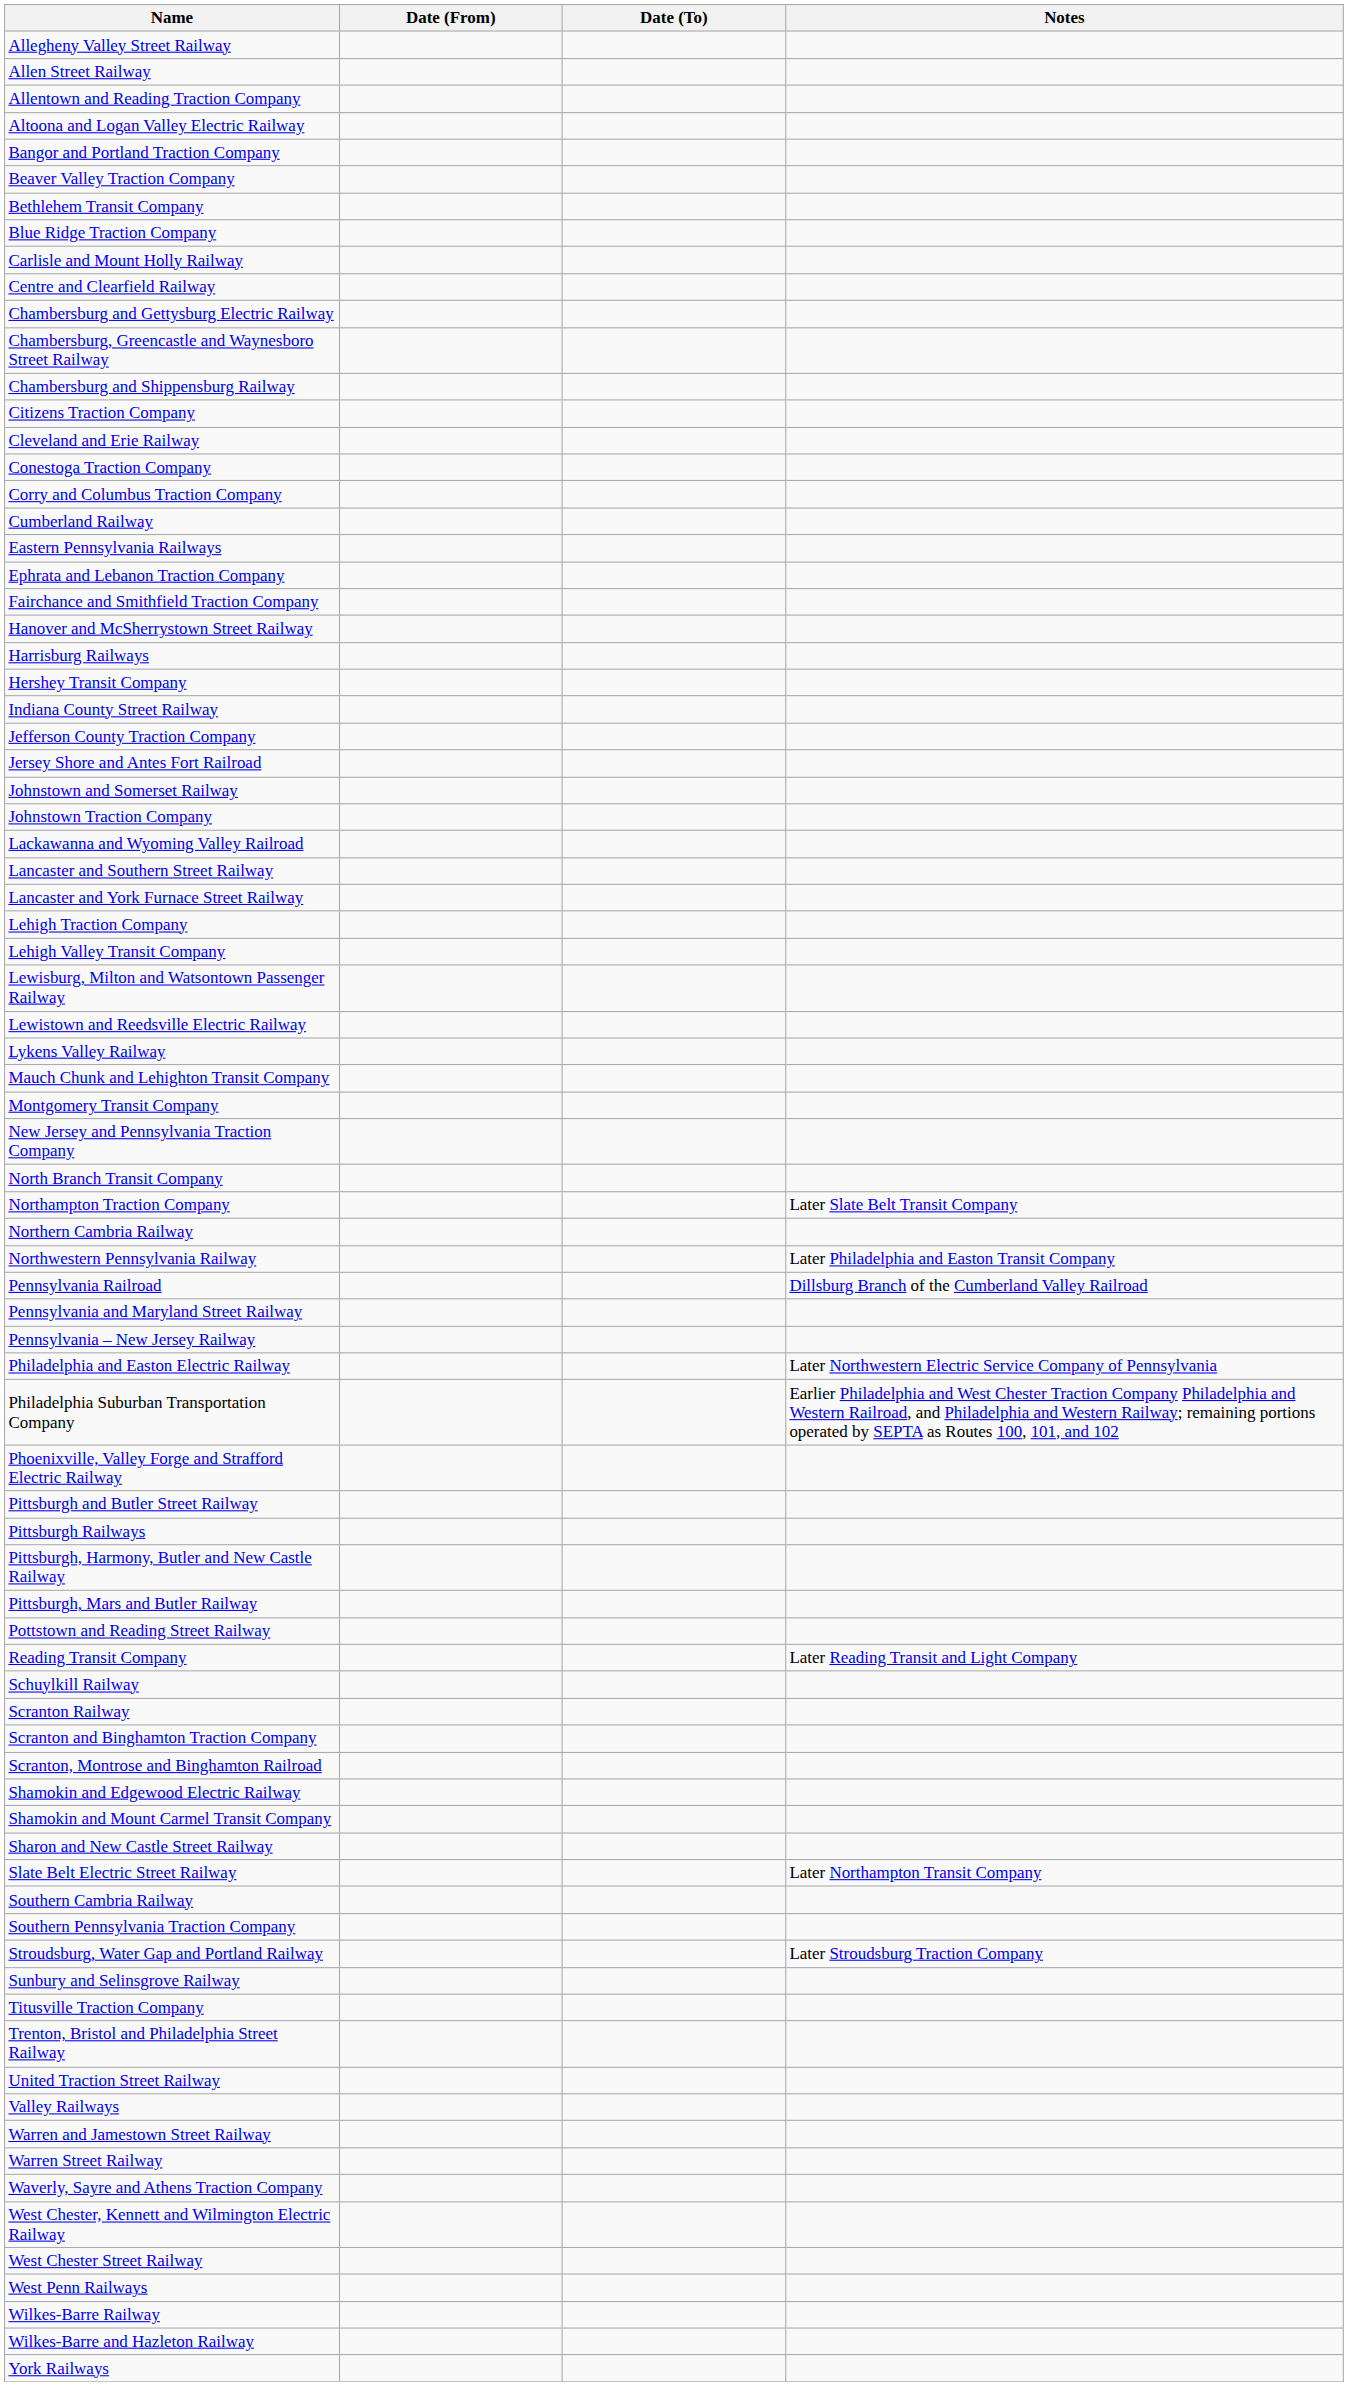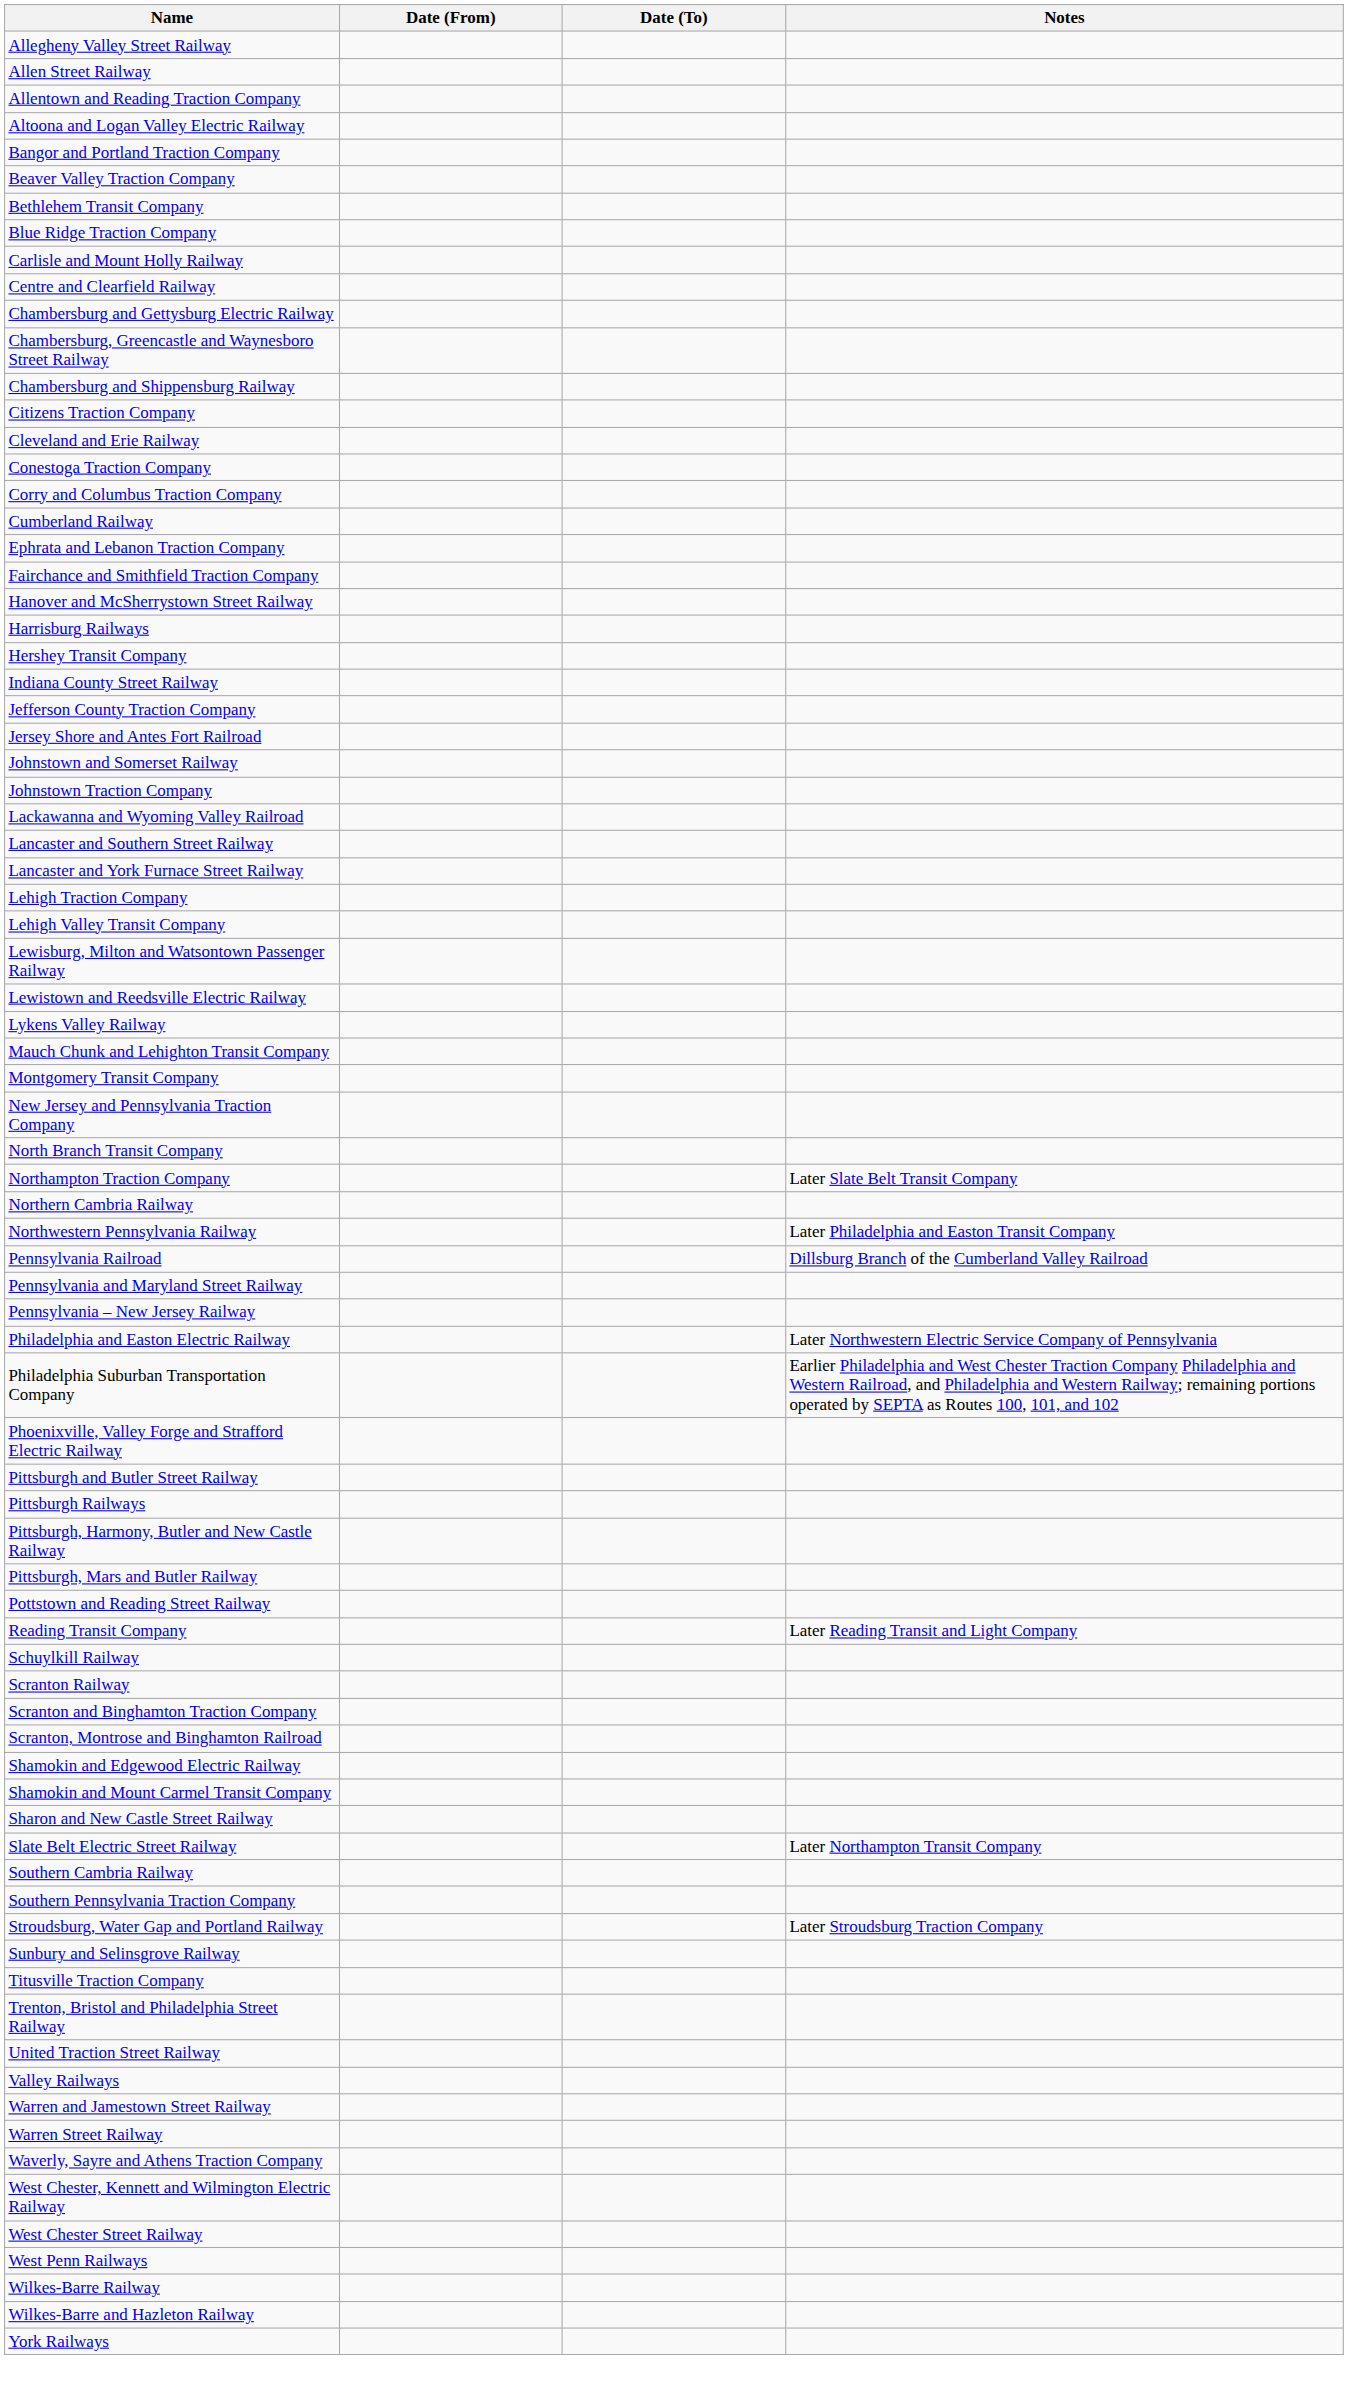- row: (115, 548)
